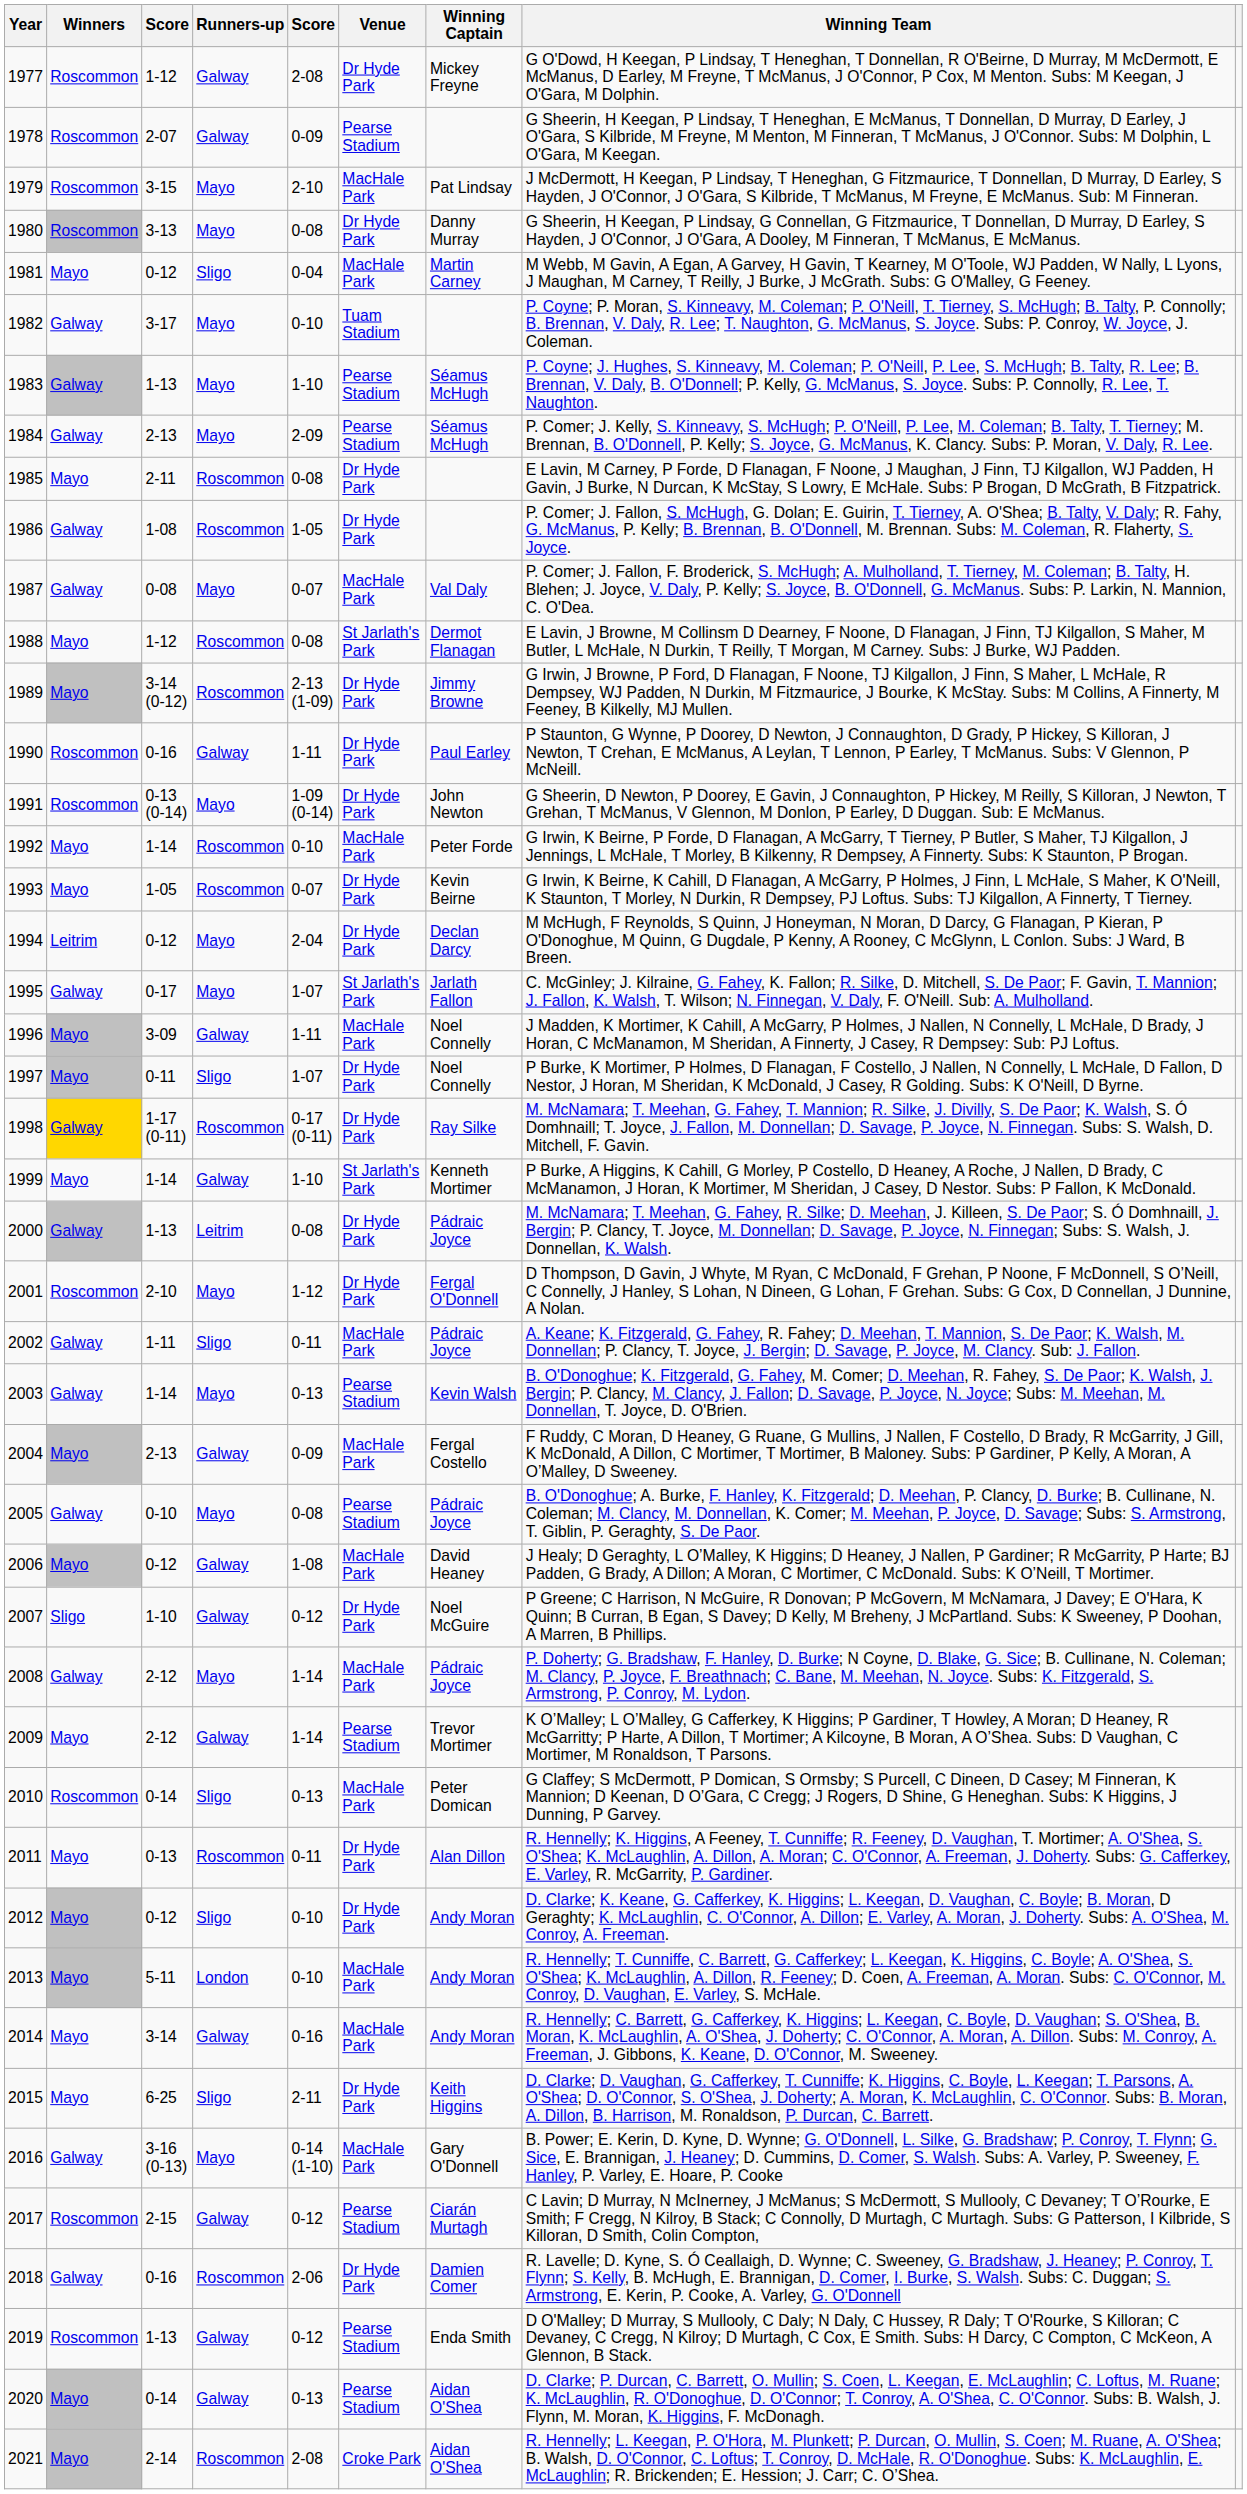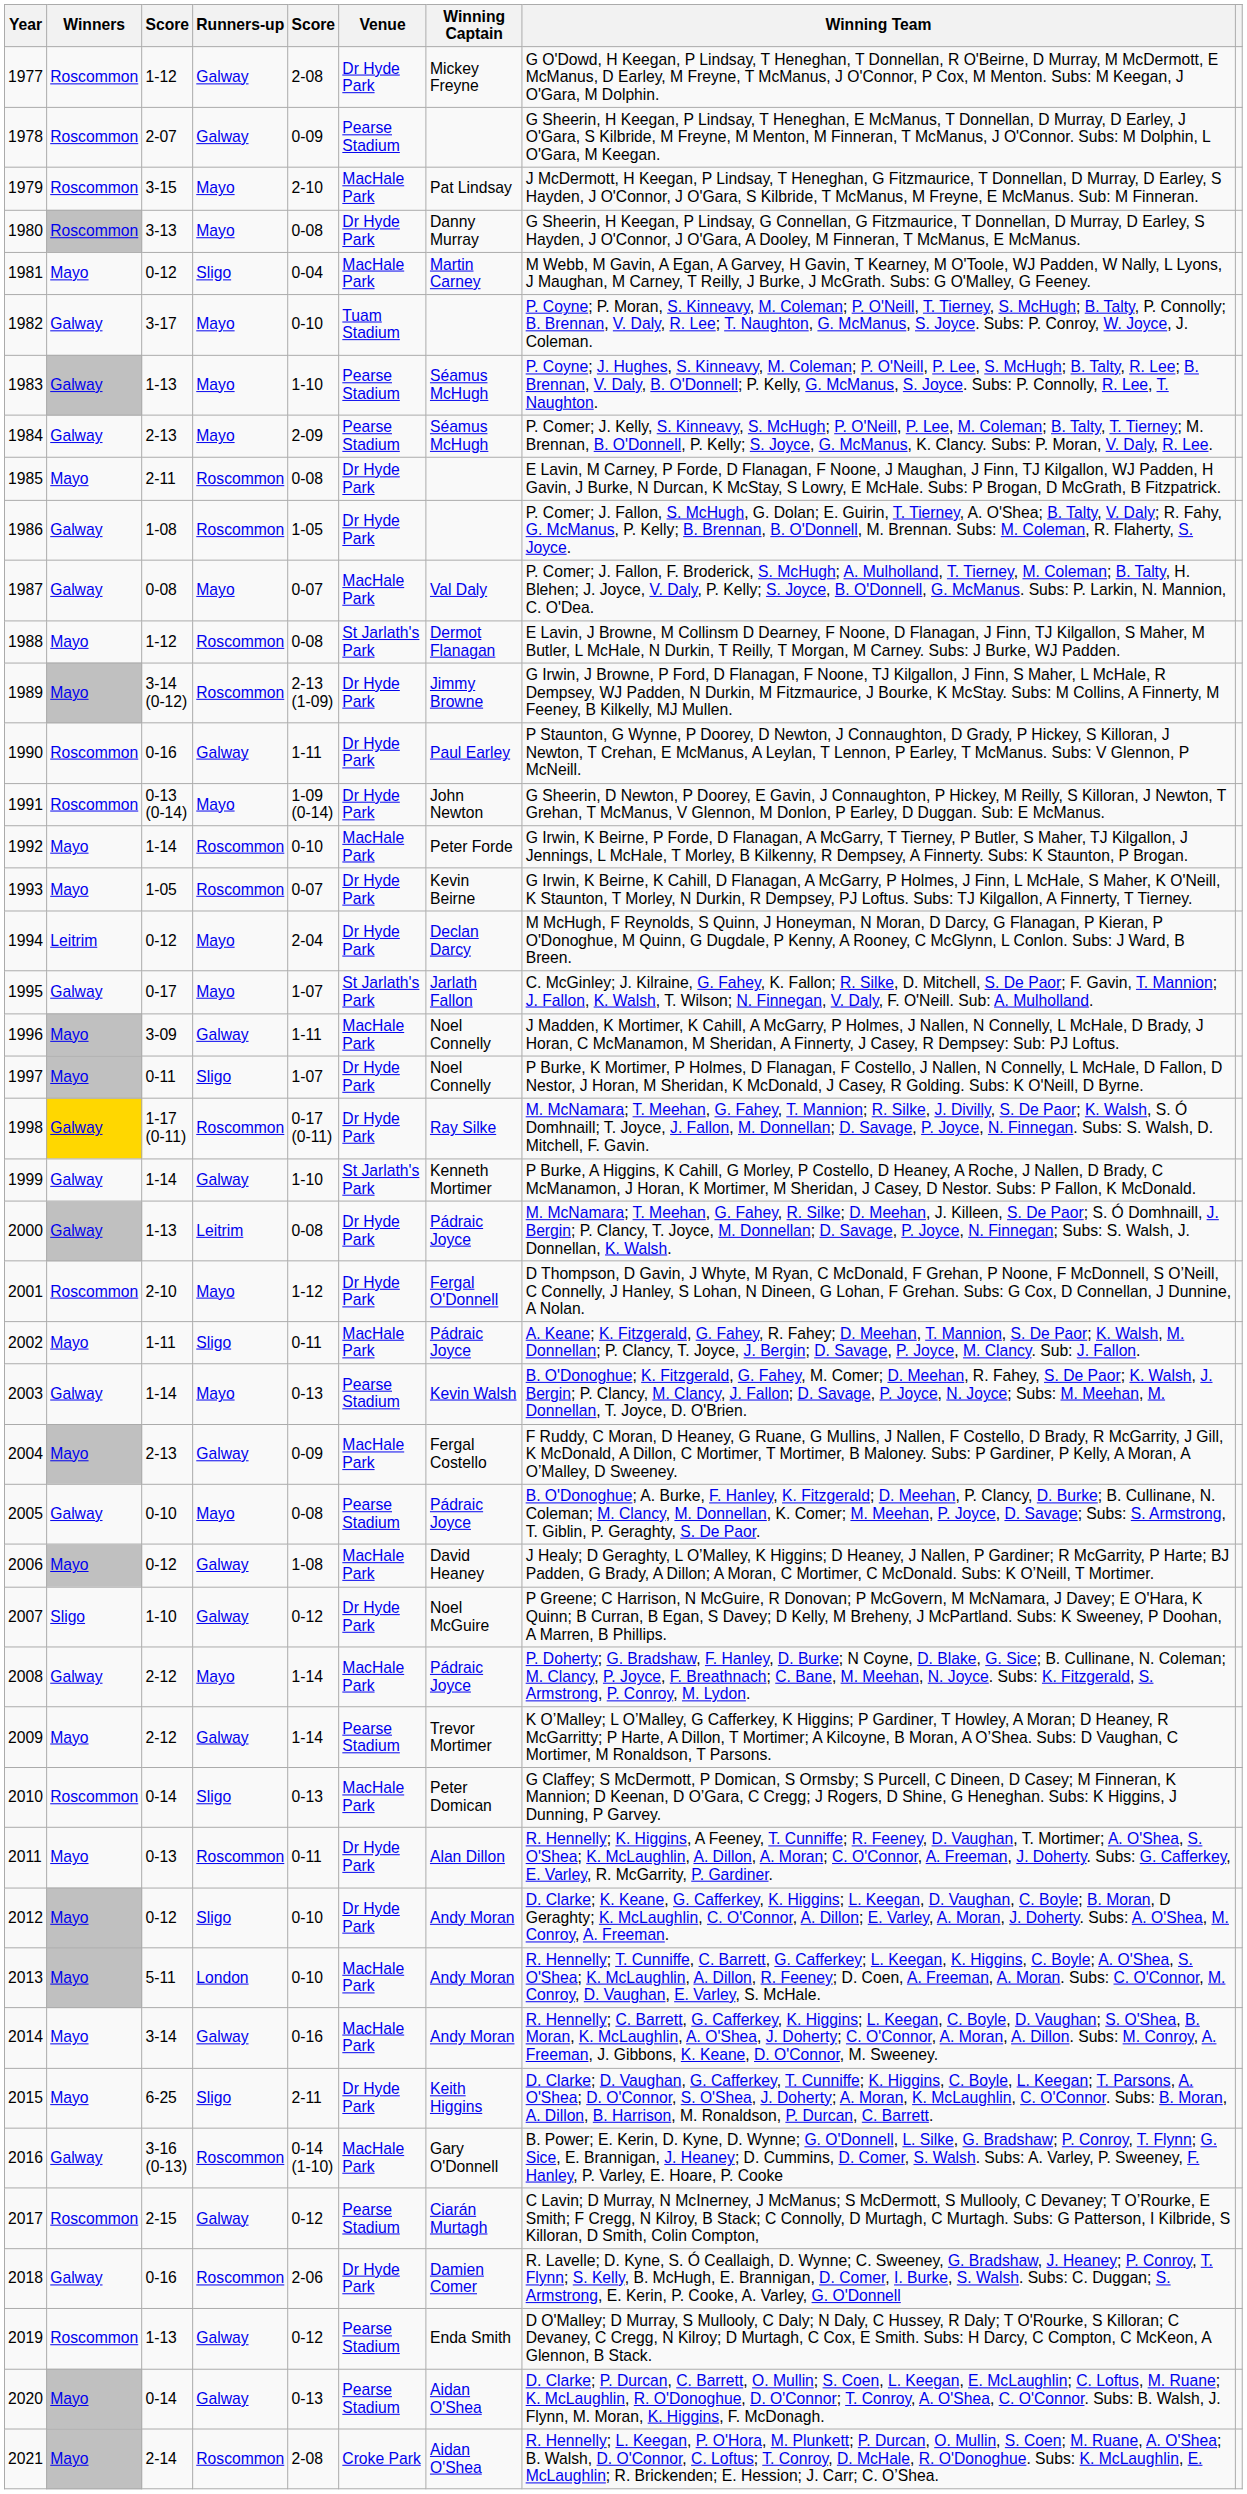(69, 1179) Mayo -> (76, 1179) Galway
(76, 1342) Galway -> (69, 1342) Mayo
(215, 2158) Mayo -> (240, 2158) Roscommon
